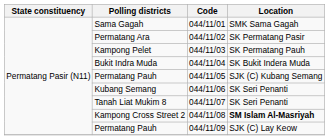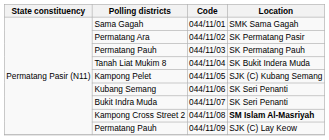(123, 50) Kampong Pelet -> (126, 50) Permatang Pauh
(126, 63) Bukit Indra Muda -> (130, 63) Tanah Liat Mukim 8
(126, 76) Permatang Pauh -> (123, 76) Kampong Pelet
(130, 102) Tanah Liat Mukim 8 -> (126, 102) Bukit Indra Muda
